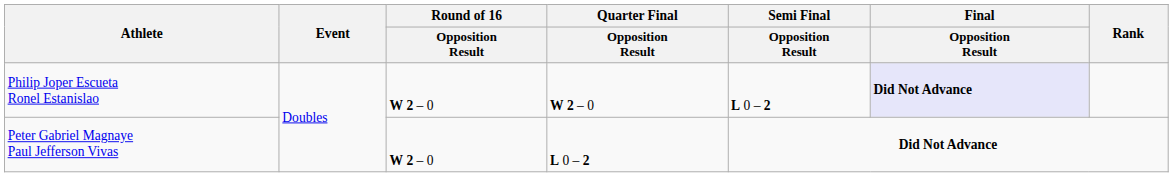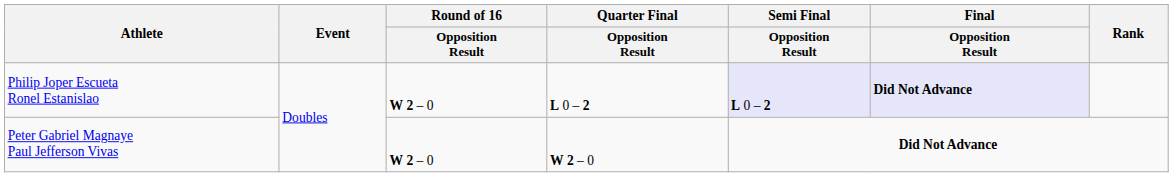(572, 106) W 2 – 0 -> (570, 106) L 0 – 2
(751, 106) no background -> (751, 106) lavender background
(570, 160) L 0 – 2 -> (572, 160) W 2 – 0
